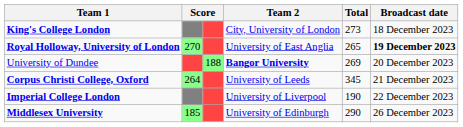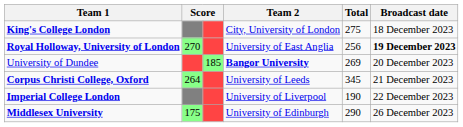(353, 29) 273 -> (353, 29) 275
(353, 46) 265 -> (353, 46) 256
(213, 63) 188 -> (213, 63) 185
(192, 113) 185 -> (192, 113) 175
